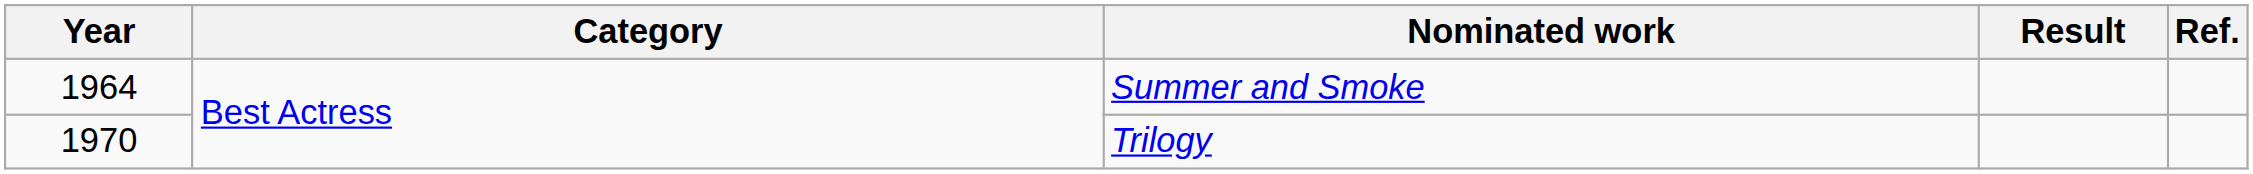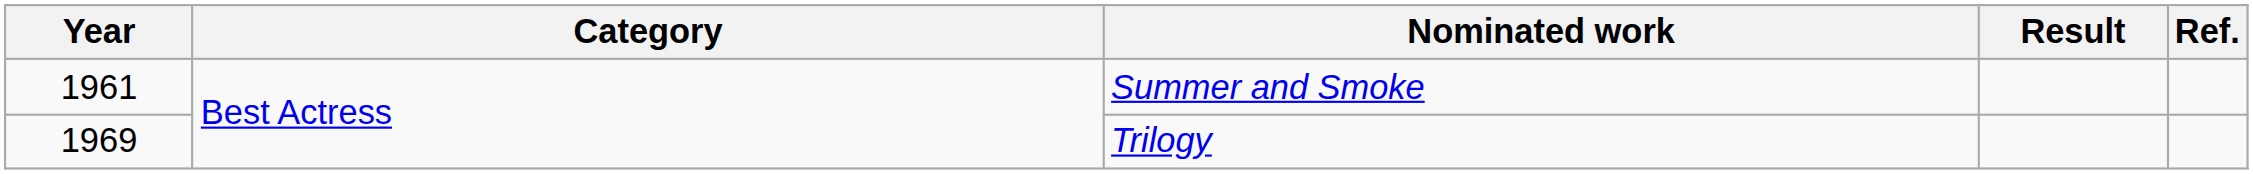(99, 86) 1964 -> (99, 86) 1961
(99, 140) 1970 -> (99, 140) 1969
